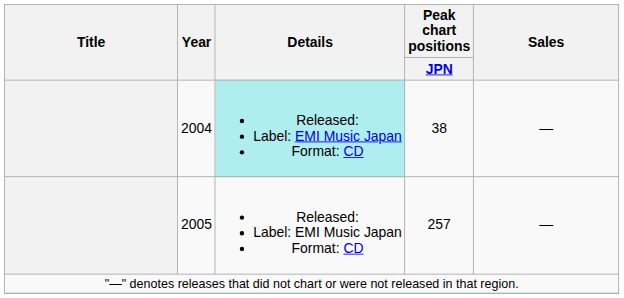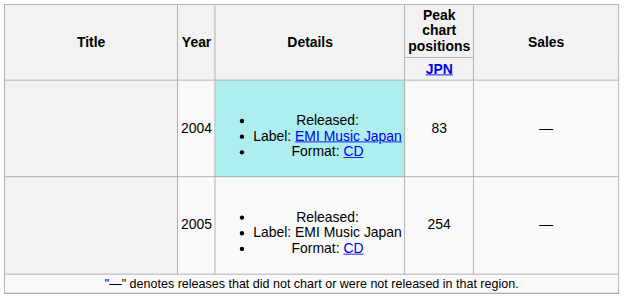(439, 128) 38 -> (439, 128) 83
(439, 225) 257 -> (439, 225) 254
